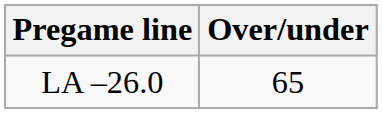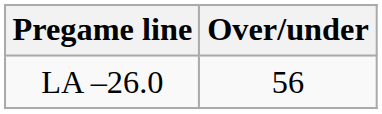(288, 81) 65 -> (288, 81) 56
